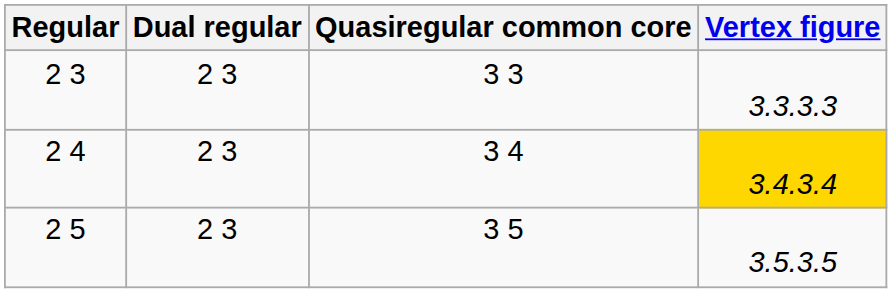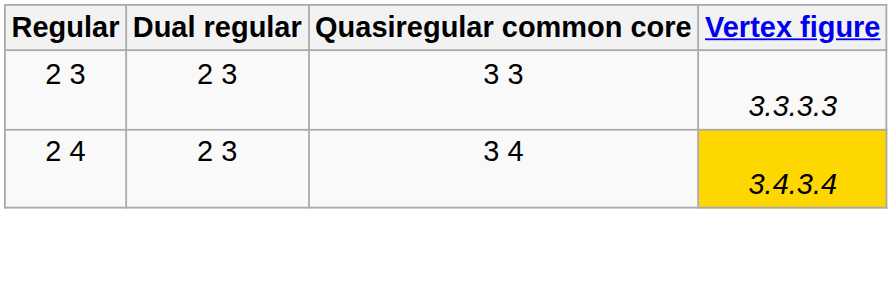- row: (65, 230)
